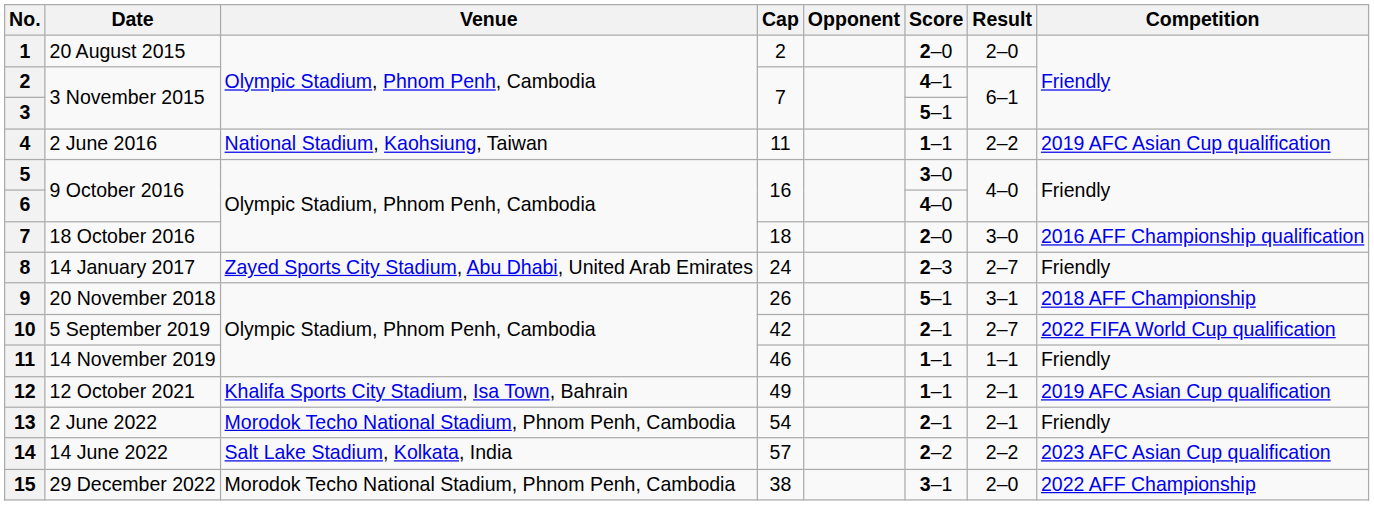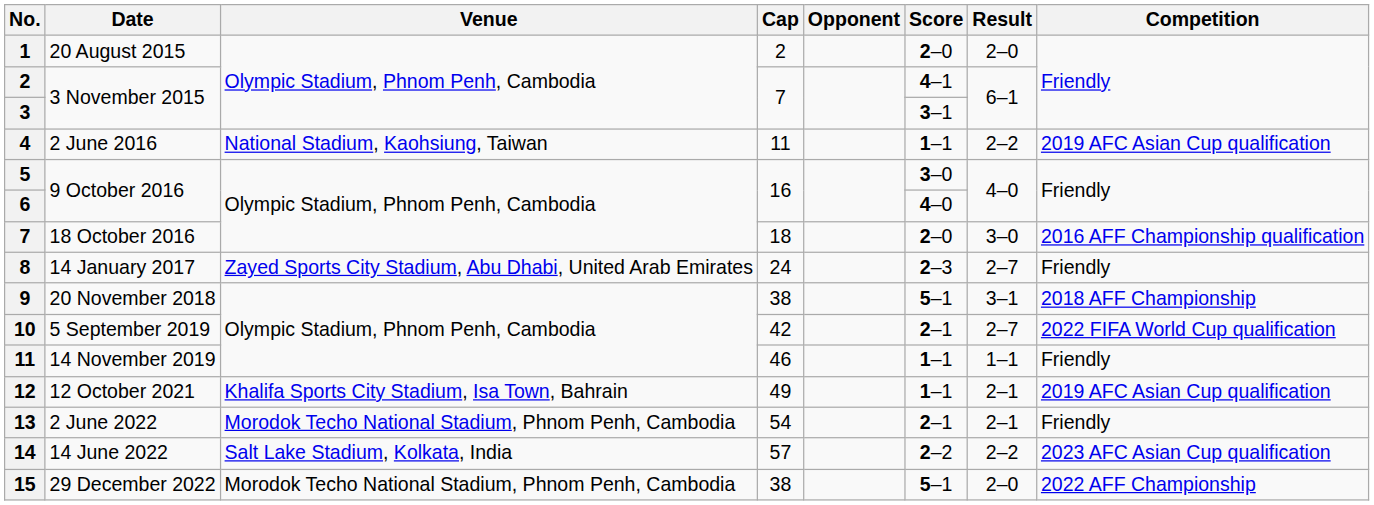(936, 112) 5–1 -> (936, 112) 3–1
(780, 298) 26 -> (780, 298) 38
(936, 484) 3–1 -> (936, 484) 5–1
